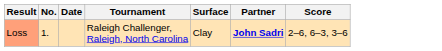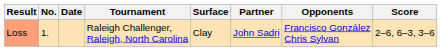+ column: (327, 12)
(258, 33) bold -> (256, 33) normal
